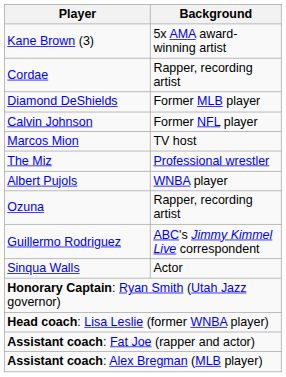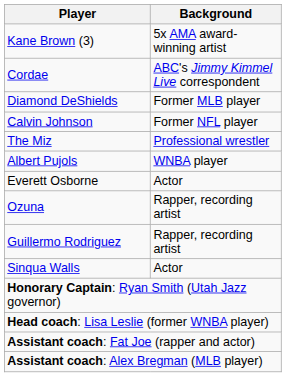(203, 75) Rapper, recording artist -> (213, 75) ABC's Jimmy Kimmel Live correspondent
- row: (43, 141)
+ row: (53, 181)
(213, 241) ABC's Jimmy Kimmel Live correspondent -> (203, 241) Rapper, recording artist
